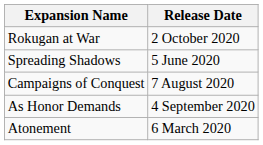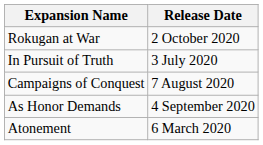- row: (64, 60)
+ row: (61, 60)
